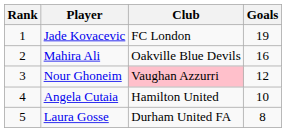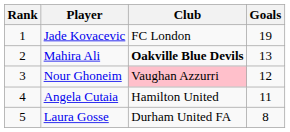(186, 55) normal -> (187, 55) bold
(263, 55) 16 -> (265, 55) 13
(263, 96) 10 -> (265, 96) 11
